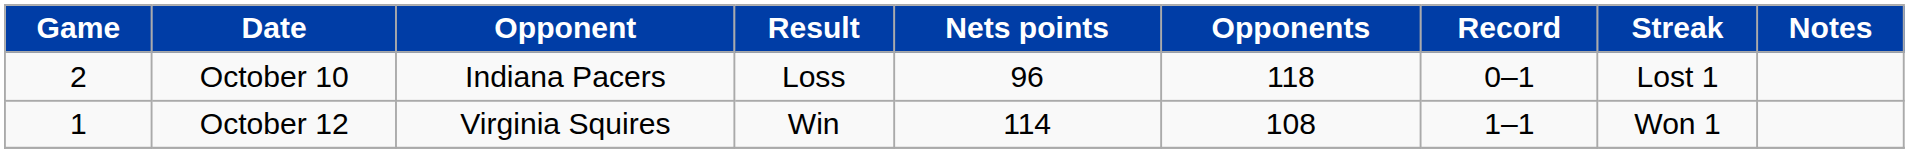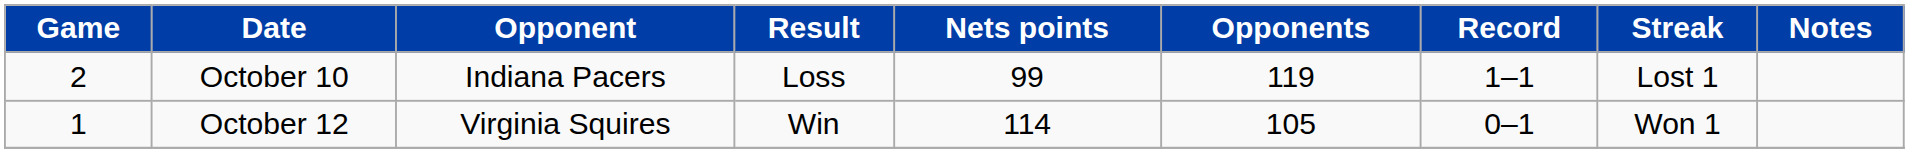(1027, 76) 96 -> (1027, 76) 99
(1291, 76) 118 -> (1291, 76) 119
(1509, 76) 0–1 -> (1509, 76) 1–1
(1291, 123) 108 -> (1291, 123) 105
(1509, 123) 1–1 -> (1509, 123) 0–1
